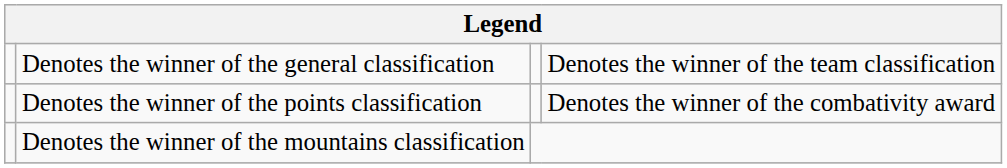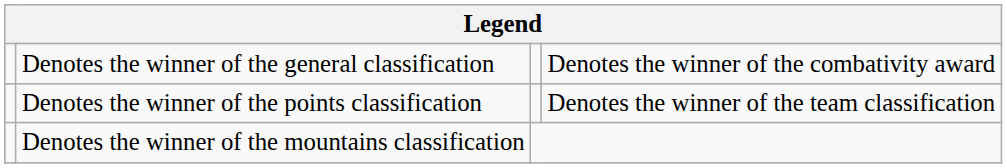(771, 63) Denotes the winner of the team classification -> (771, 63) Denotes the winner of the combativity award
(771, 102) Denotes the winner of the combativity award -> (771, 102) Denotes the winner of the team classification
